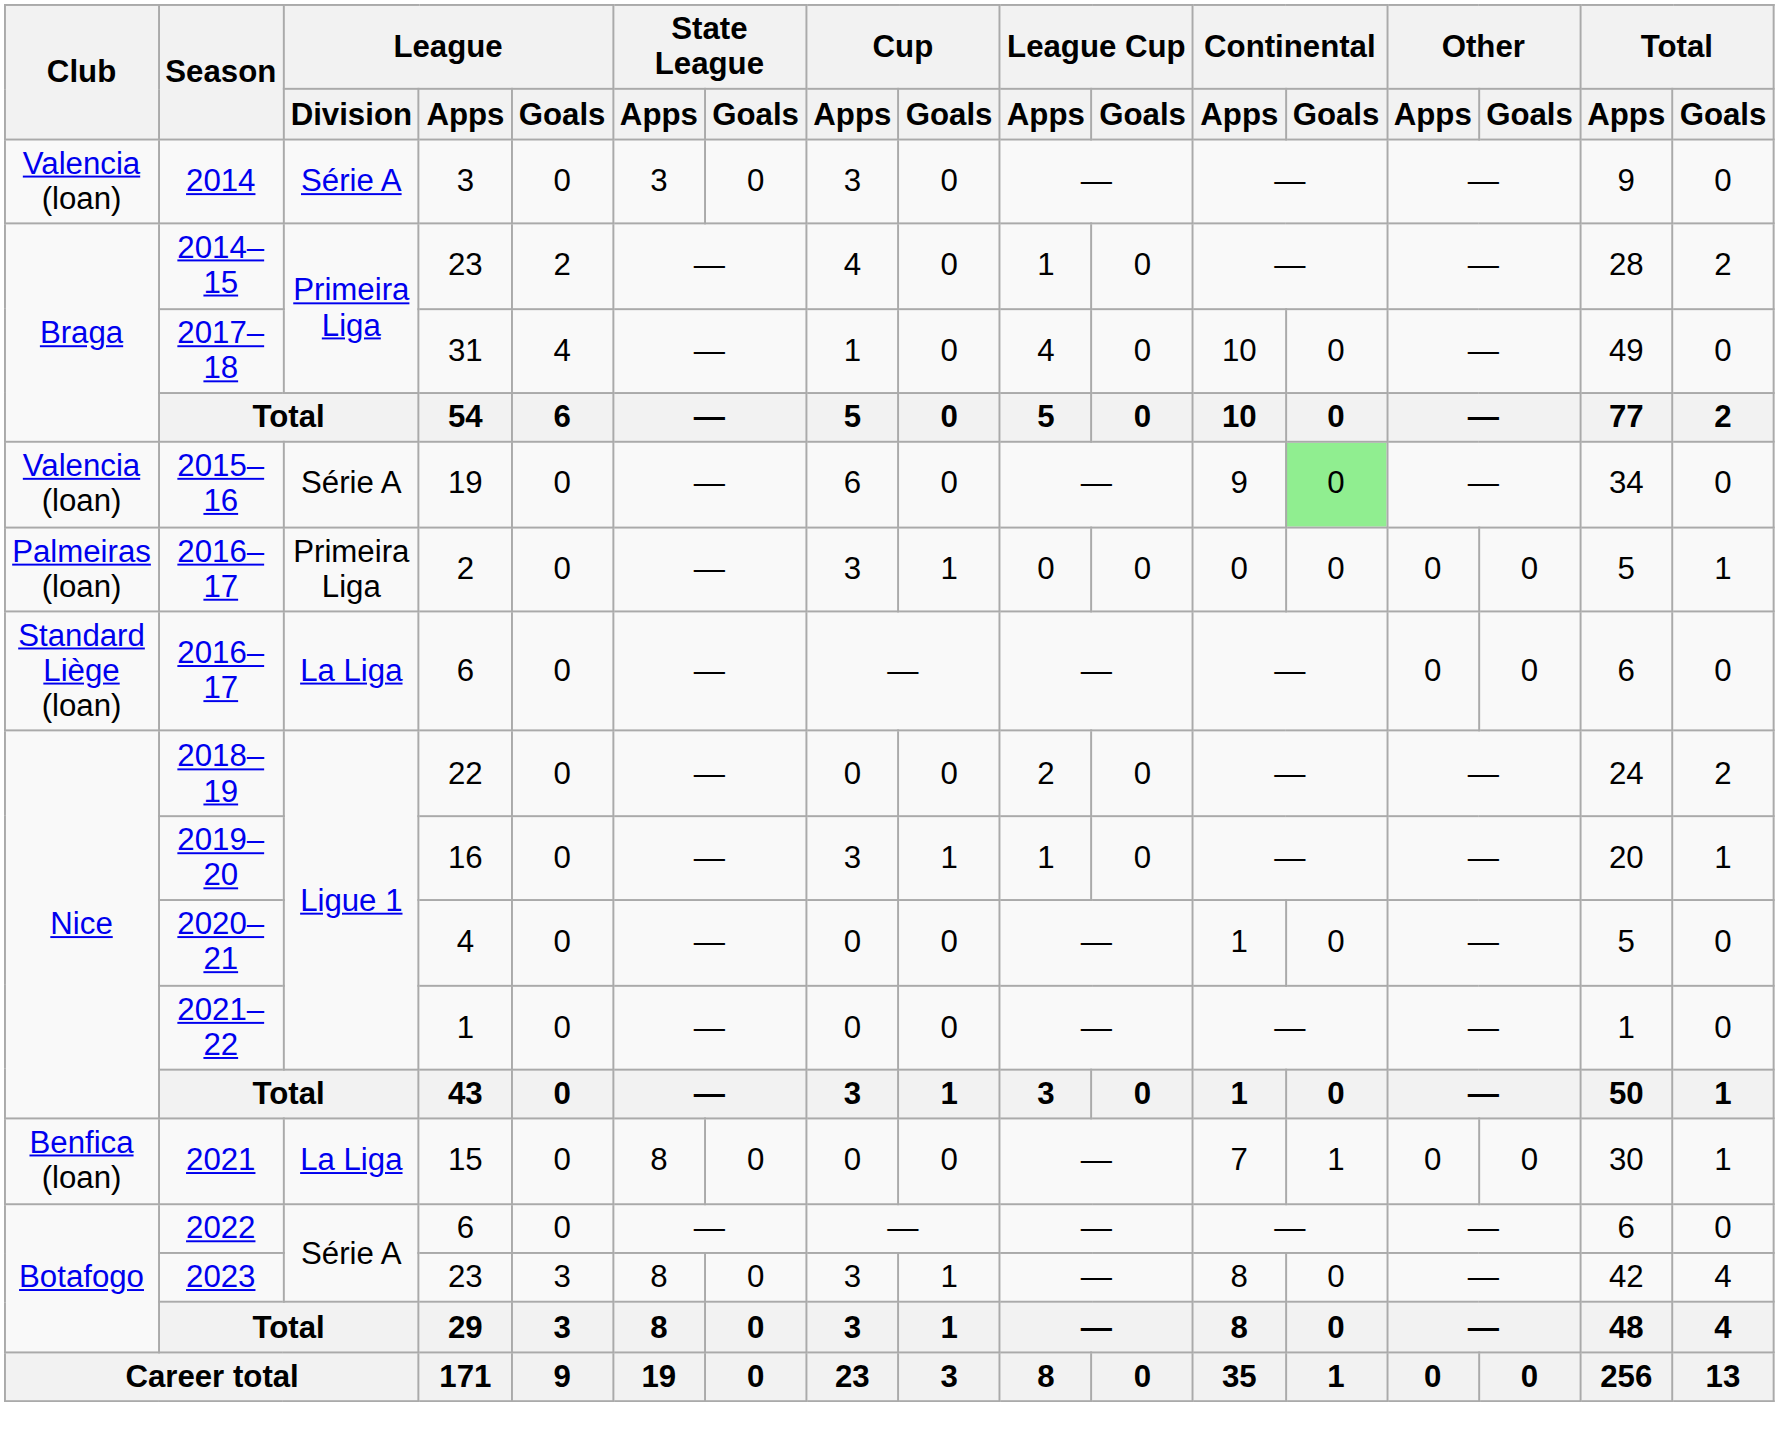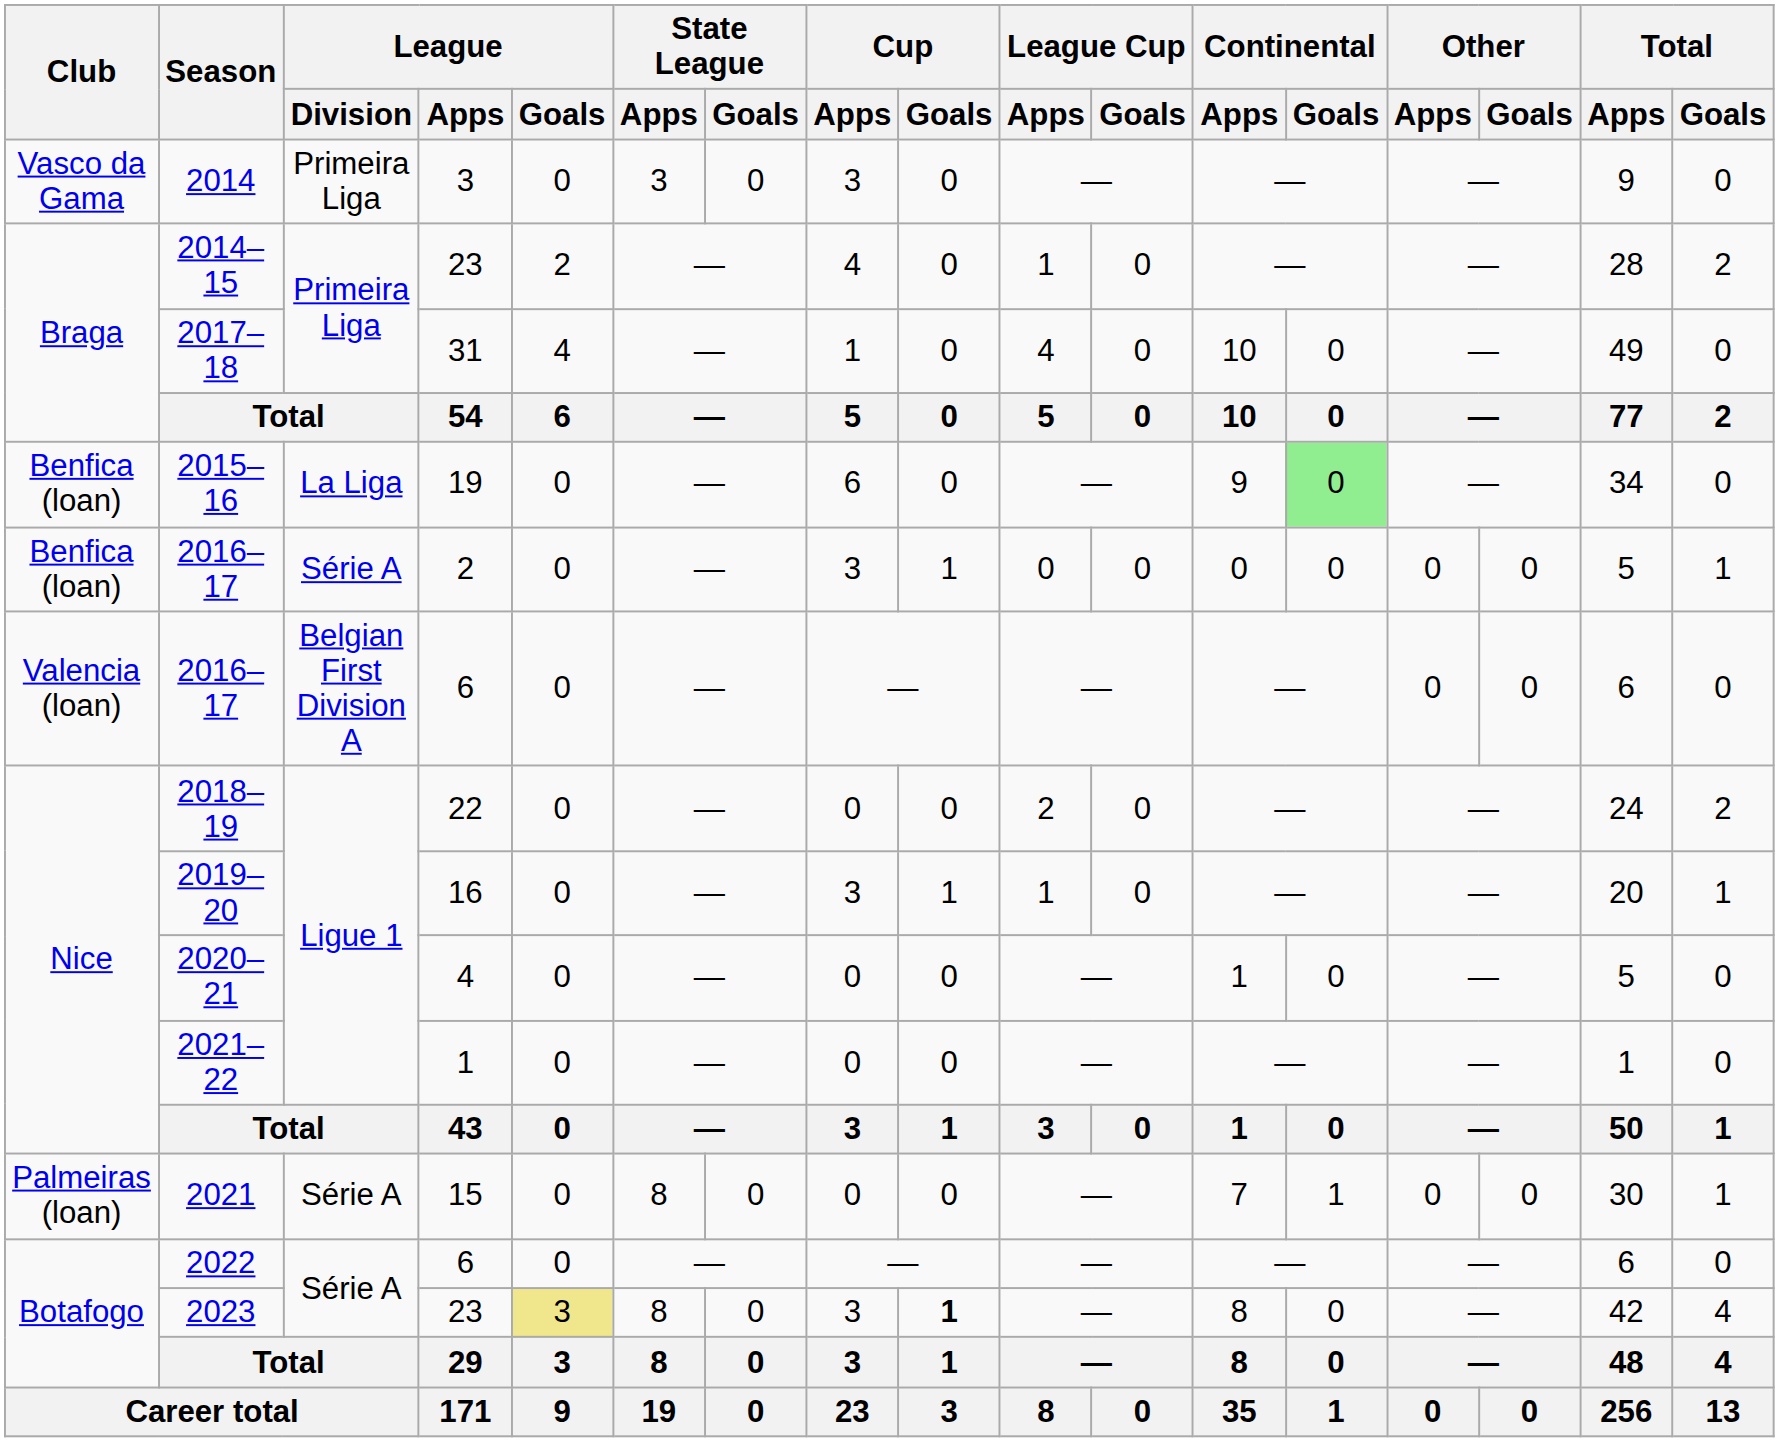(82, 180) Valencia (loan) -> (82, 180) Vasco da Gama
(351, 180) Série A -> (351, 180) Primeira Liga
(82, 484) Valencia (loan) -> (82, 484) Benfica (loan)
(351, 484) Série A -> (351, 484) La Liga
(82, 568) Palmeiras (loan) -> (82, 568) Benfica (loan)
(351, 568) Primeira Liga -> (351, 568) Série A
(82, 670) Standard Liège (loan) -> (82, 688) Valencia (loan)
(351, 670) La Liga -> (351, 688) Belgian First Division A
(82, 1160) Benfica (loan) -> (82, 1195) Palmeiras (loan)
(351, 1160) La Liga -> (351, 1195) Série A
(562, 1277) no background -> (562, 1312) khaki background
(949, 1277) normal -> (949, 1312) bold
